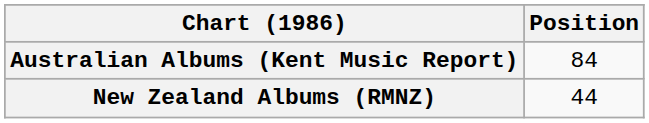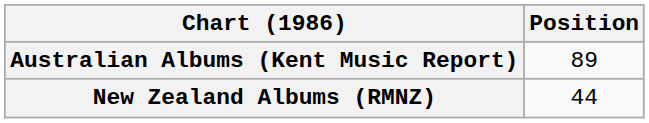(584, 61) 84 -> (584, 61) 89
